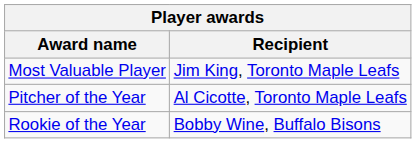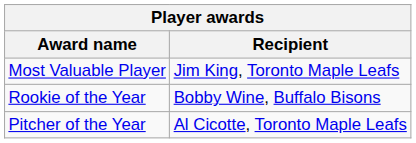rows swapped: (77, 97) <-> (77, 124)
